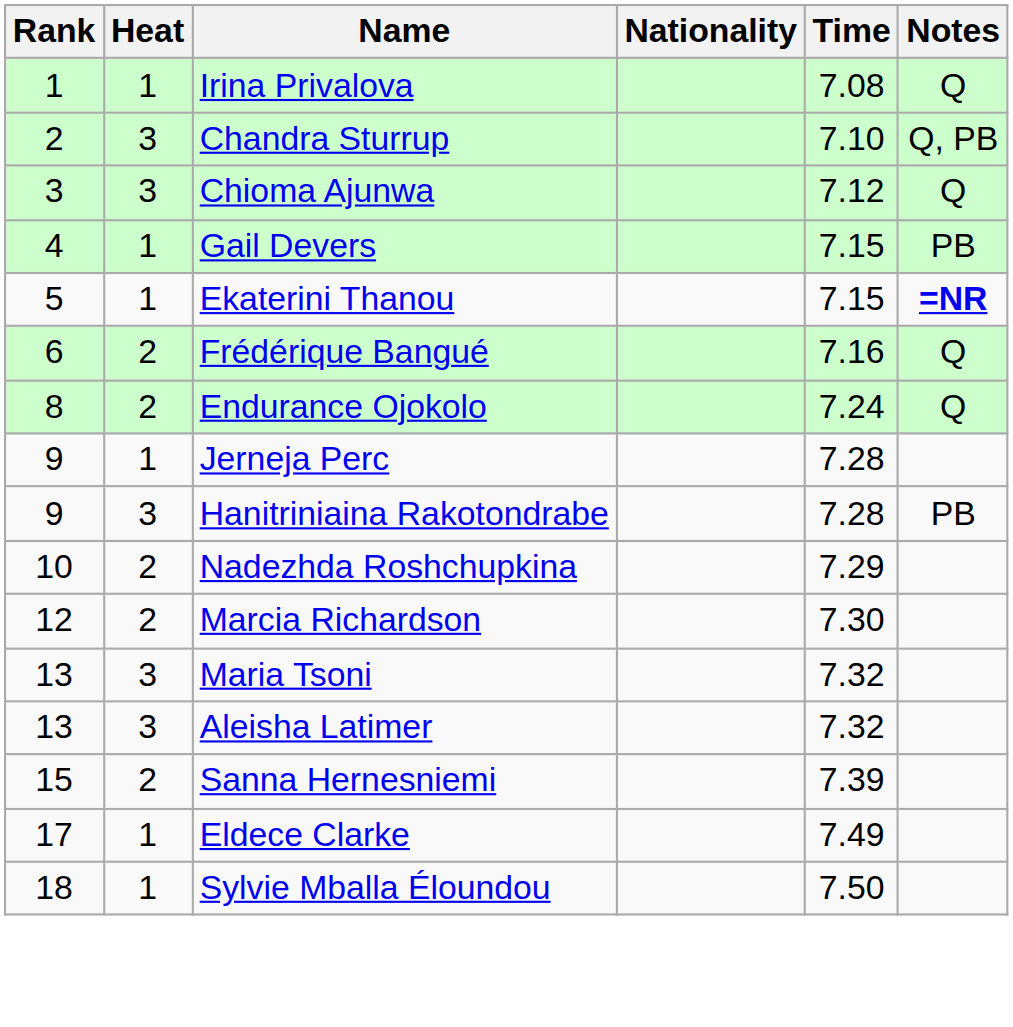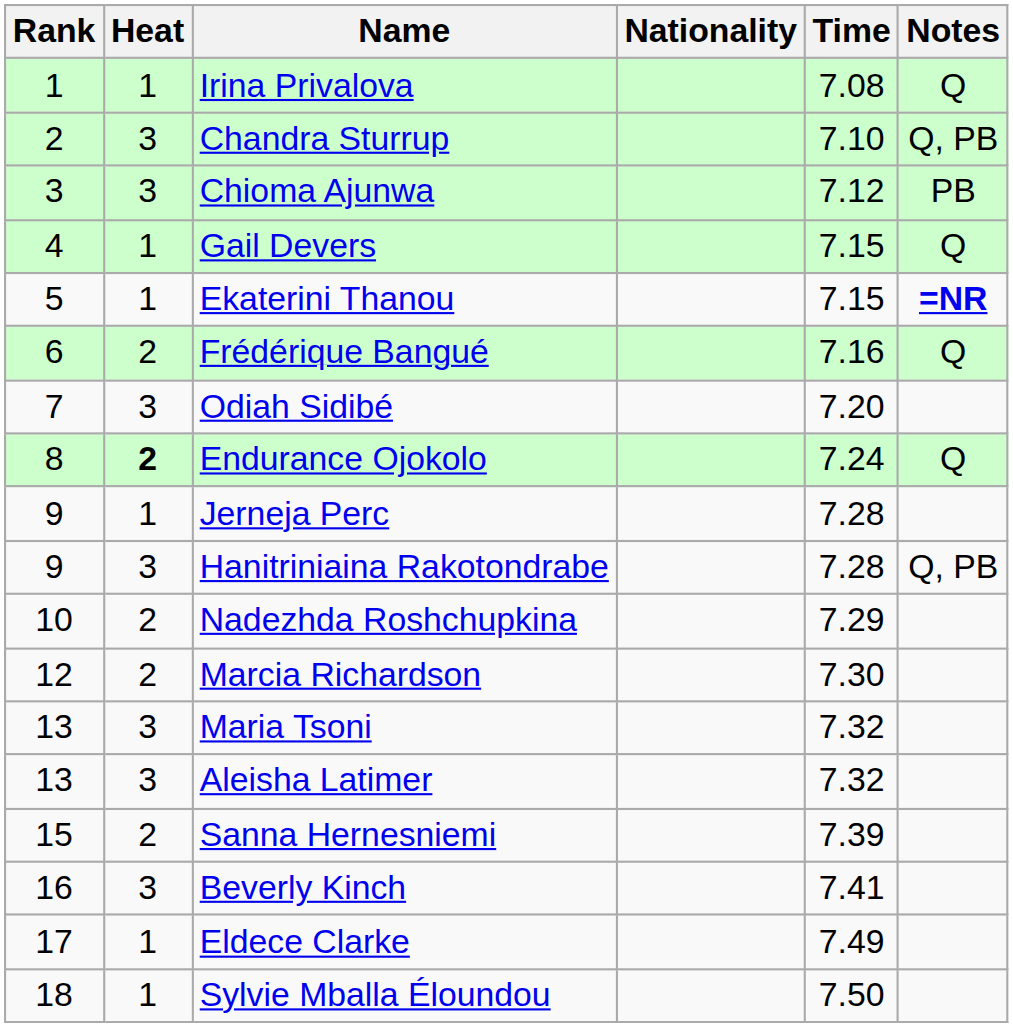(953, 191) Q -> (953, 191) PB
(953, 245) PB -> (953, 245) Q
+ row: (296, 406)
(148, 406) normal -> (148, 459) bold
(953, 513) PB -> (953, 566) Q, PB
+ row: (303, 887)
